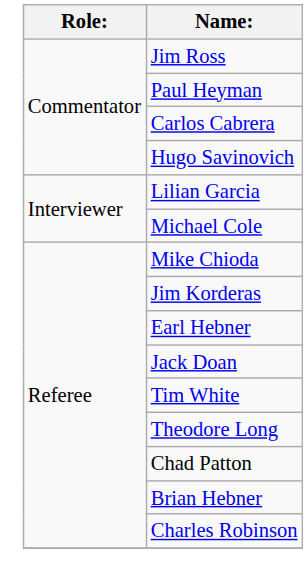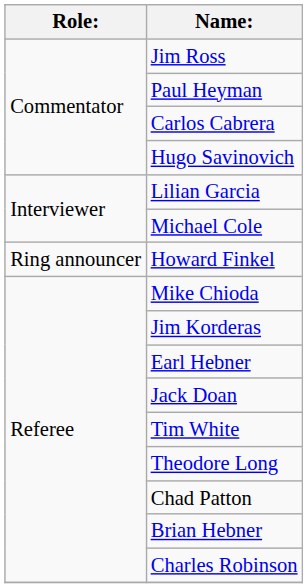+ row: (213, 259)
